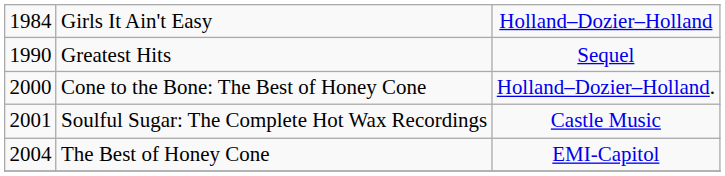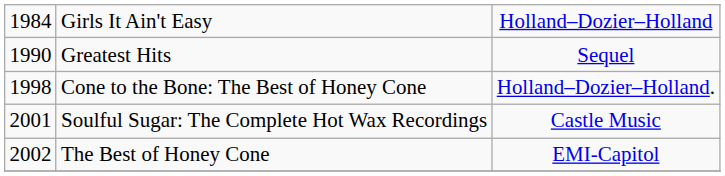(30, 87) 2000 -> (30, 87) 1998
(30, 154) 2004 -> (30, 154) 2002
